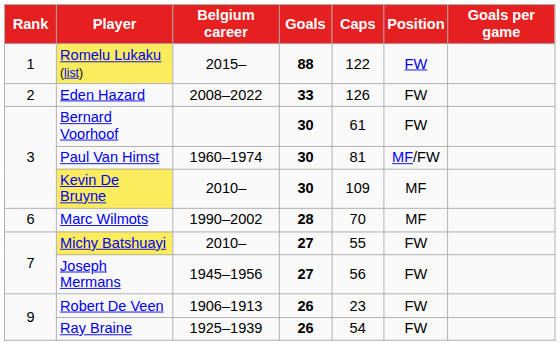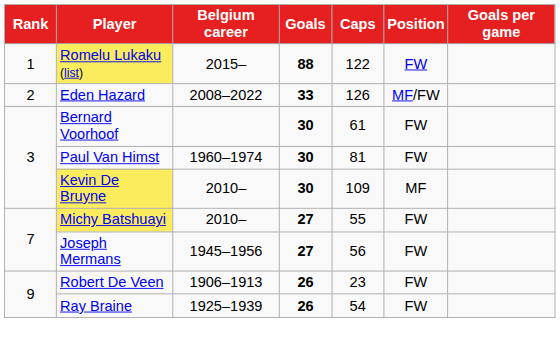(416, 94) FW -> (416, 94) MF/FW
(416, 157) MF/FW -> (416, 157) FW
- row: (104, 220)
